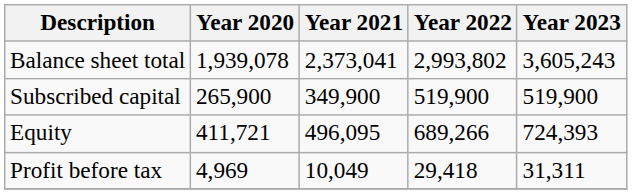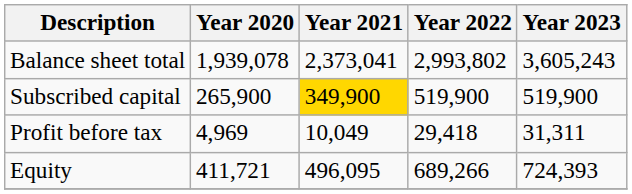(343, 96) no background -> (343, 96) gold background
rows swapped: (41, 133) <-> (86, 170)
